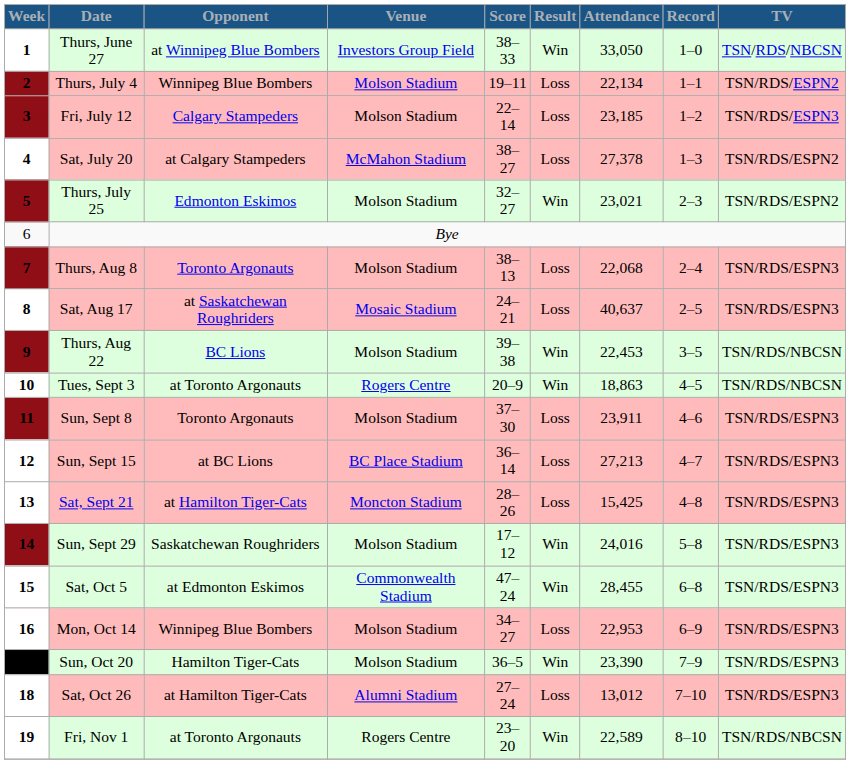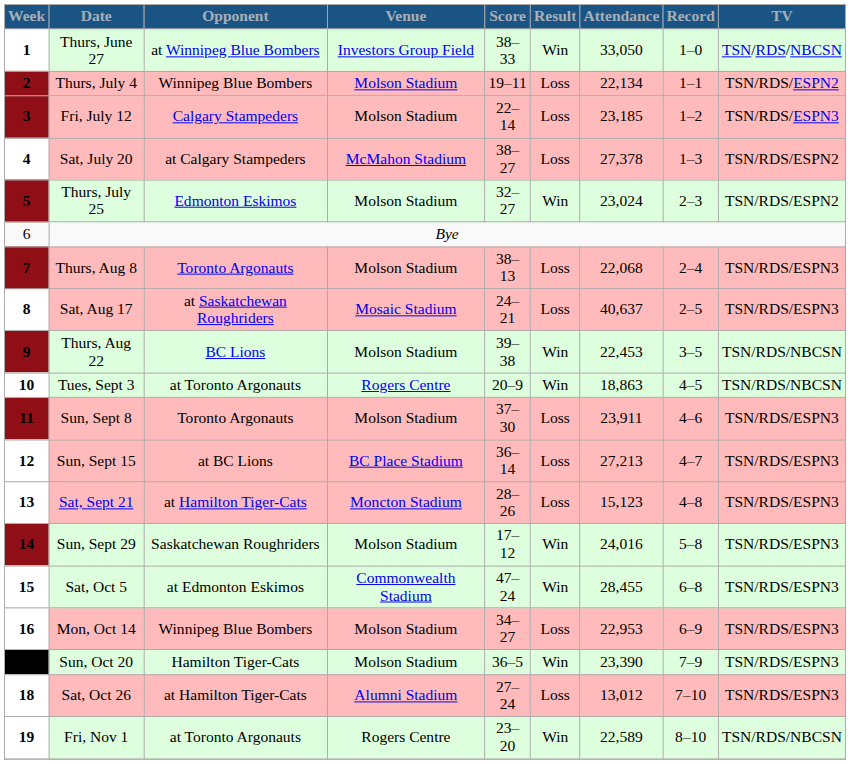(621, 200) 23,021 -> (621, 200) 23,024
(621, 502) 15,425 -> (621, 502) 15,123
